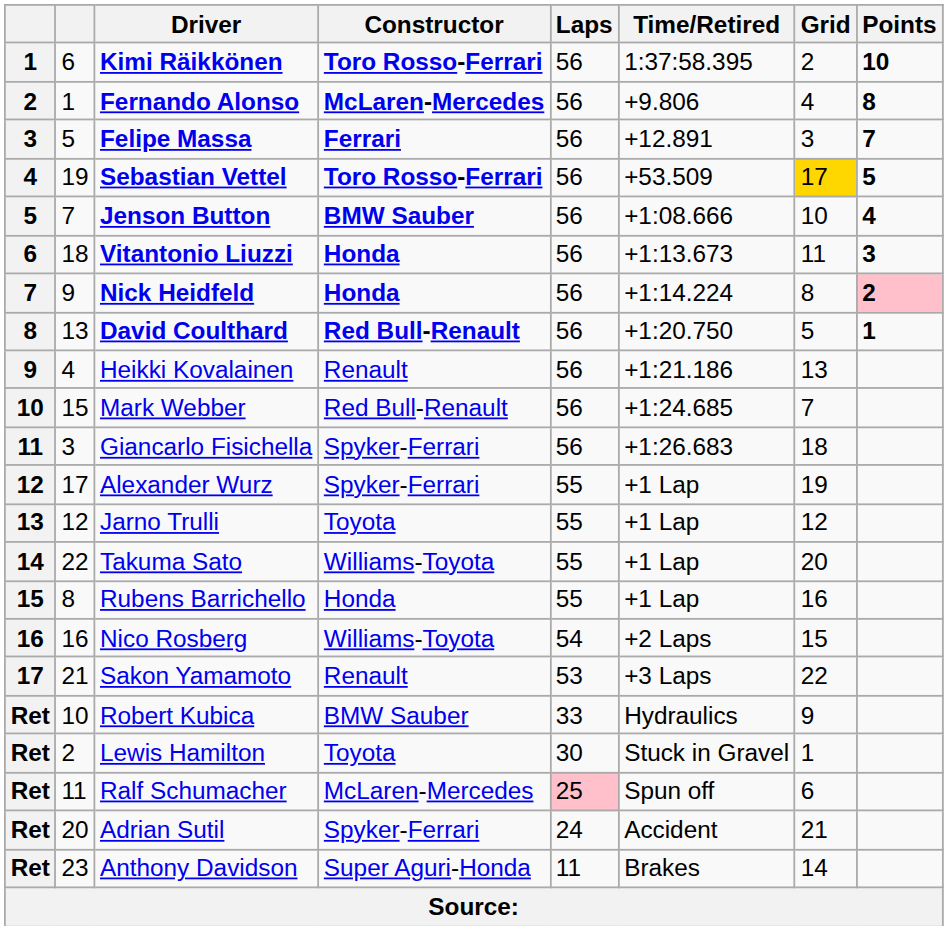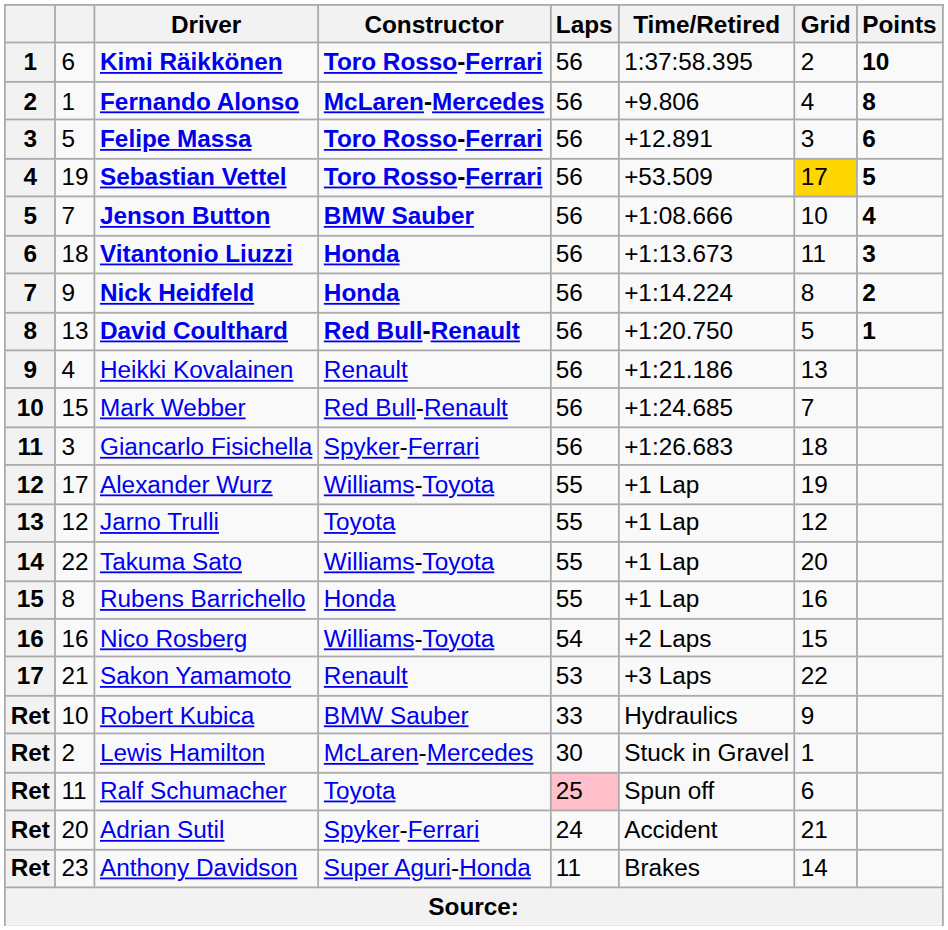(362, 139) Ferrari -> (433, 139) Toro Rosso-Ferrari
(869, 139) 7 -> (869, 139) 6
(869, 292) pink background -> (869, 292) no background
(402, 484) Spyker-Ferrari -> (409, 484) Williams-Toyota
(360, 753) Toyota -> (429, 753) McLaren-Mercedes
(429, 791) McLaren-Mercedes -> (360, 791) Toyota
